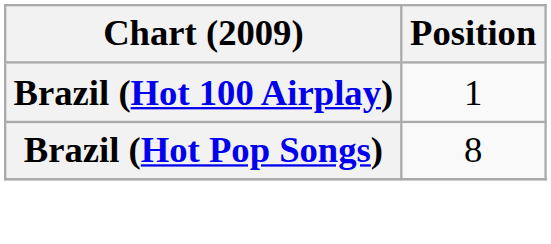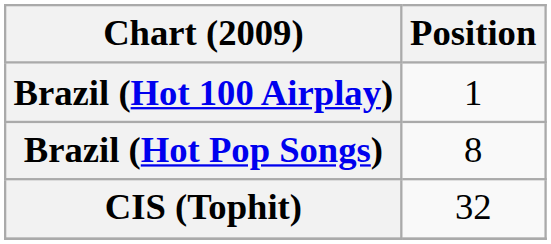+ row: (203, 207)
